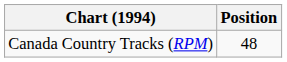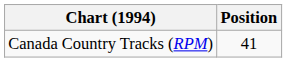(249, 43) 48 -> (249, 43) 41
